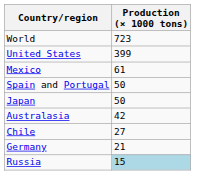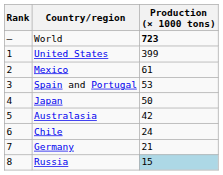+ column: (18, 18)
(123, 39) normal -> (150, 39) bold
(120, 85) 50 -> (147, 85) 53
(120, 131) 27 -> (147, 131) 24
